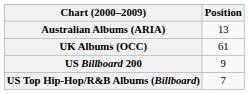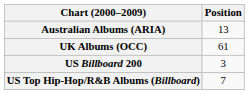(223, 64) 9 -> (223, 64) 3
